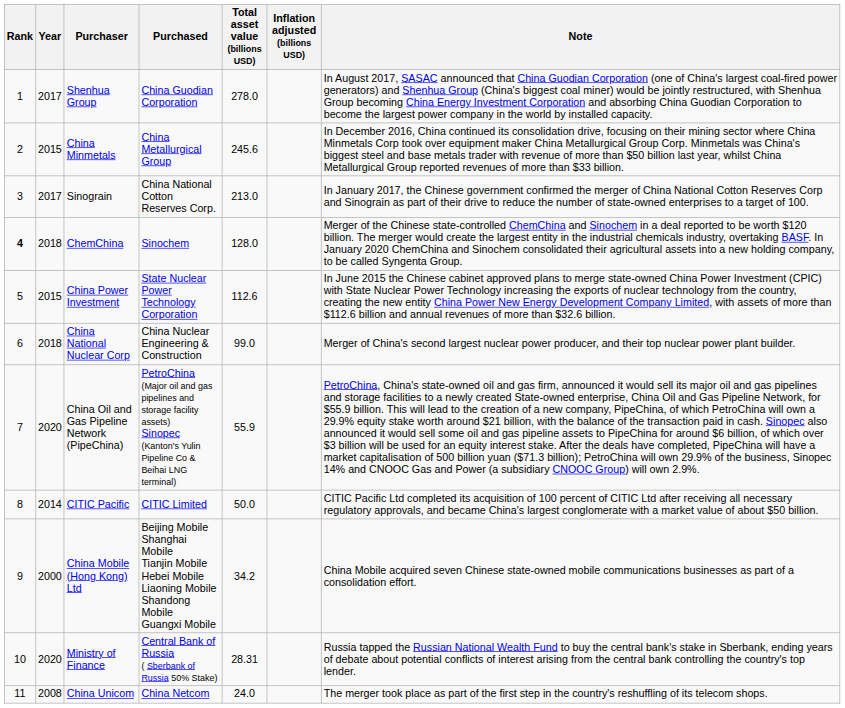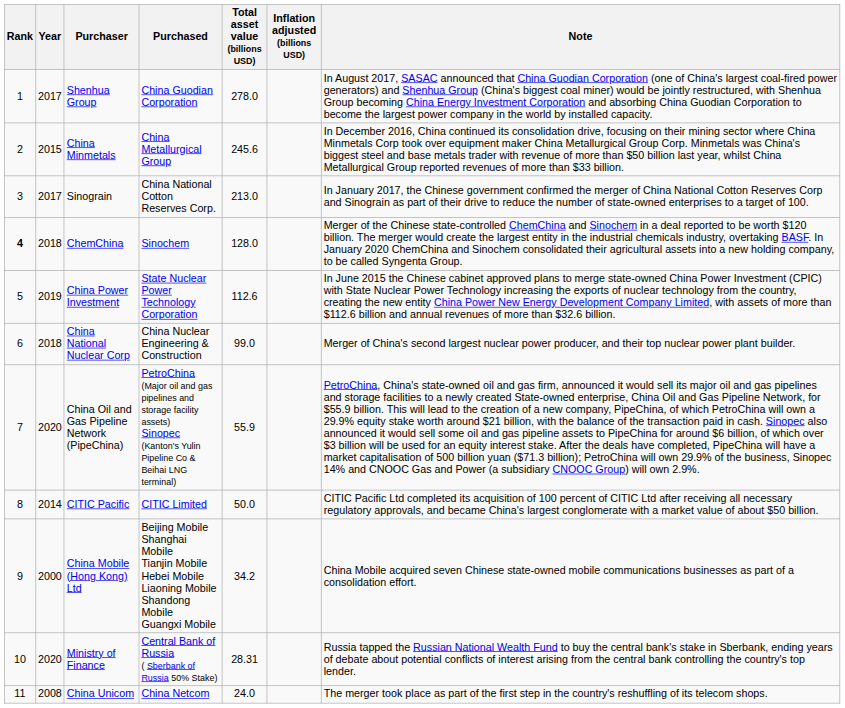(50, 296) 2015 -> (50, 296) 2019
